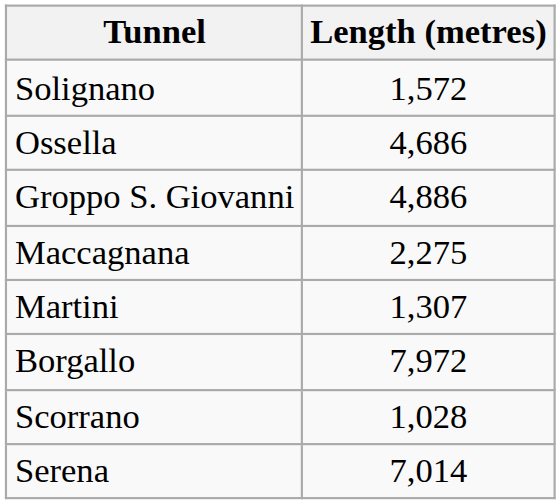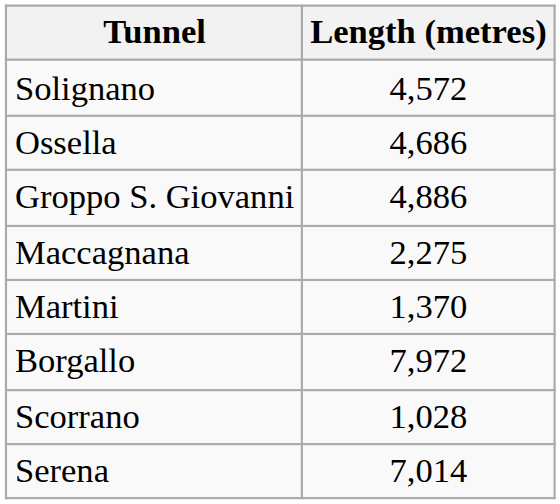(428, 87) 1,572 -> (428, 87) 4,572
(428, 306) 1,307 -> (428, 306) 1,370
